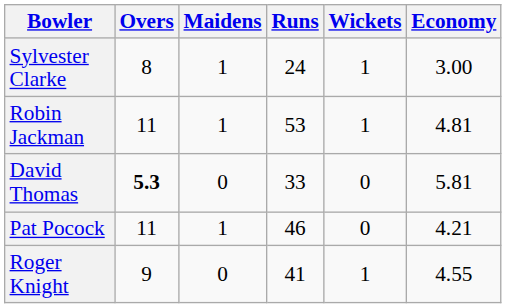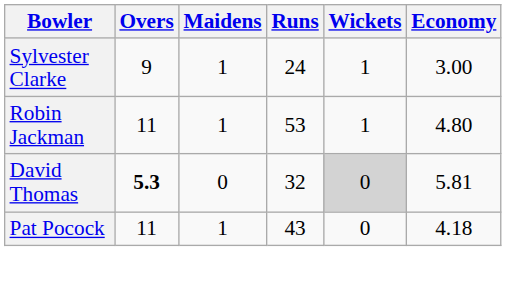(147, 67) 8 -> (147, 67) 9
(454, 124) 4.81 -> (454, 124) 4.80
(295, 182) 33 -> (295, 182) 32
(365, 182) no background -> (365, 182) lightgrey background
(295, 228) 46 -> (295, 228) 43
(454, 228) 4.21 -> (454, 228) 4.18
- row: (39, 273)
